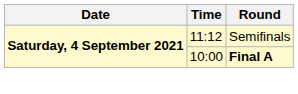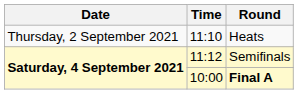+ row: (246, 36)
